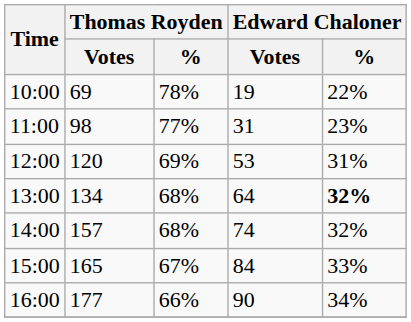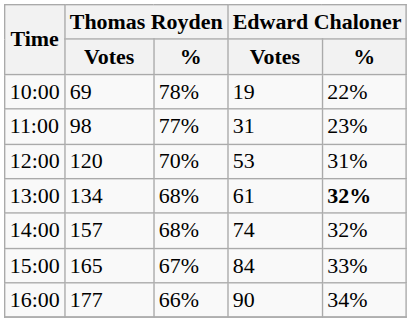(179, 160) 69% -> (179, 160) 70%
(244, 195) 64 -> (244, 195) 61
